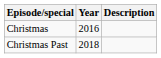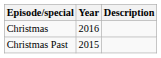(89, 45) 2018 -> (89, 45) 2015
